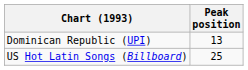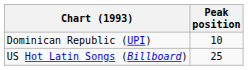(216, 40) 13 -> (216, 40) 10
